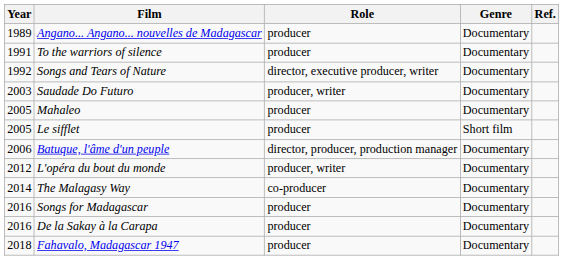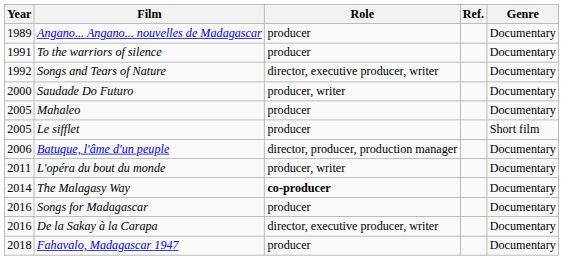columns swapped: (496, 14) <-> (545, 14)
(19, 91) 2003 -> (19, 91) 2000
(19, 168) 2012 -> (19, 168) 2011
(297, 187) normal -> (299, 187) bold
(289, 226) producer -> (353, 226) director, executive producer, writer
